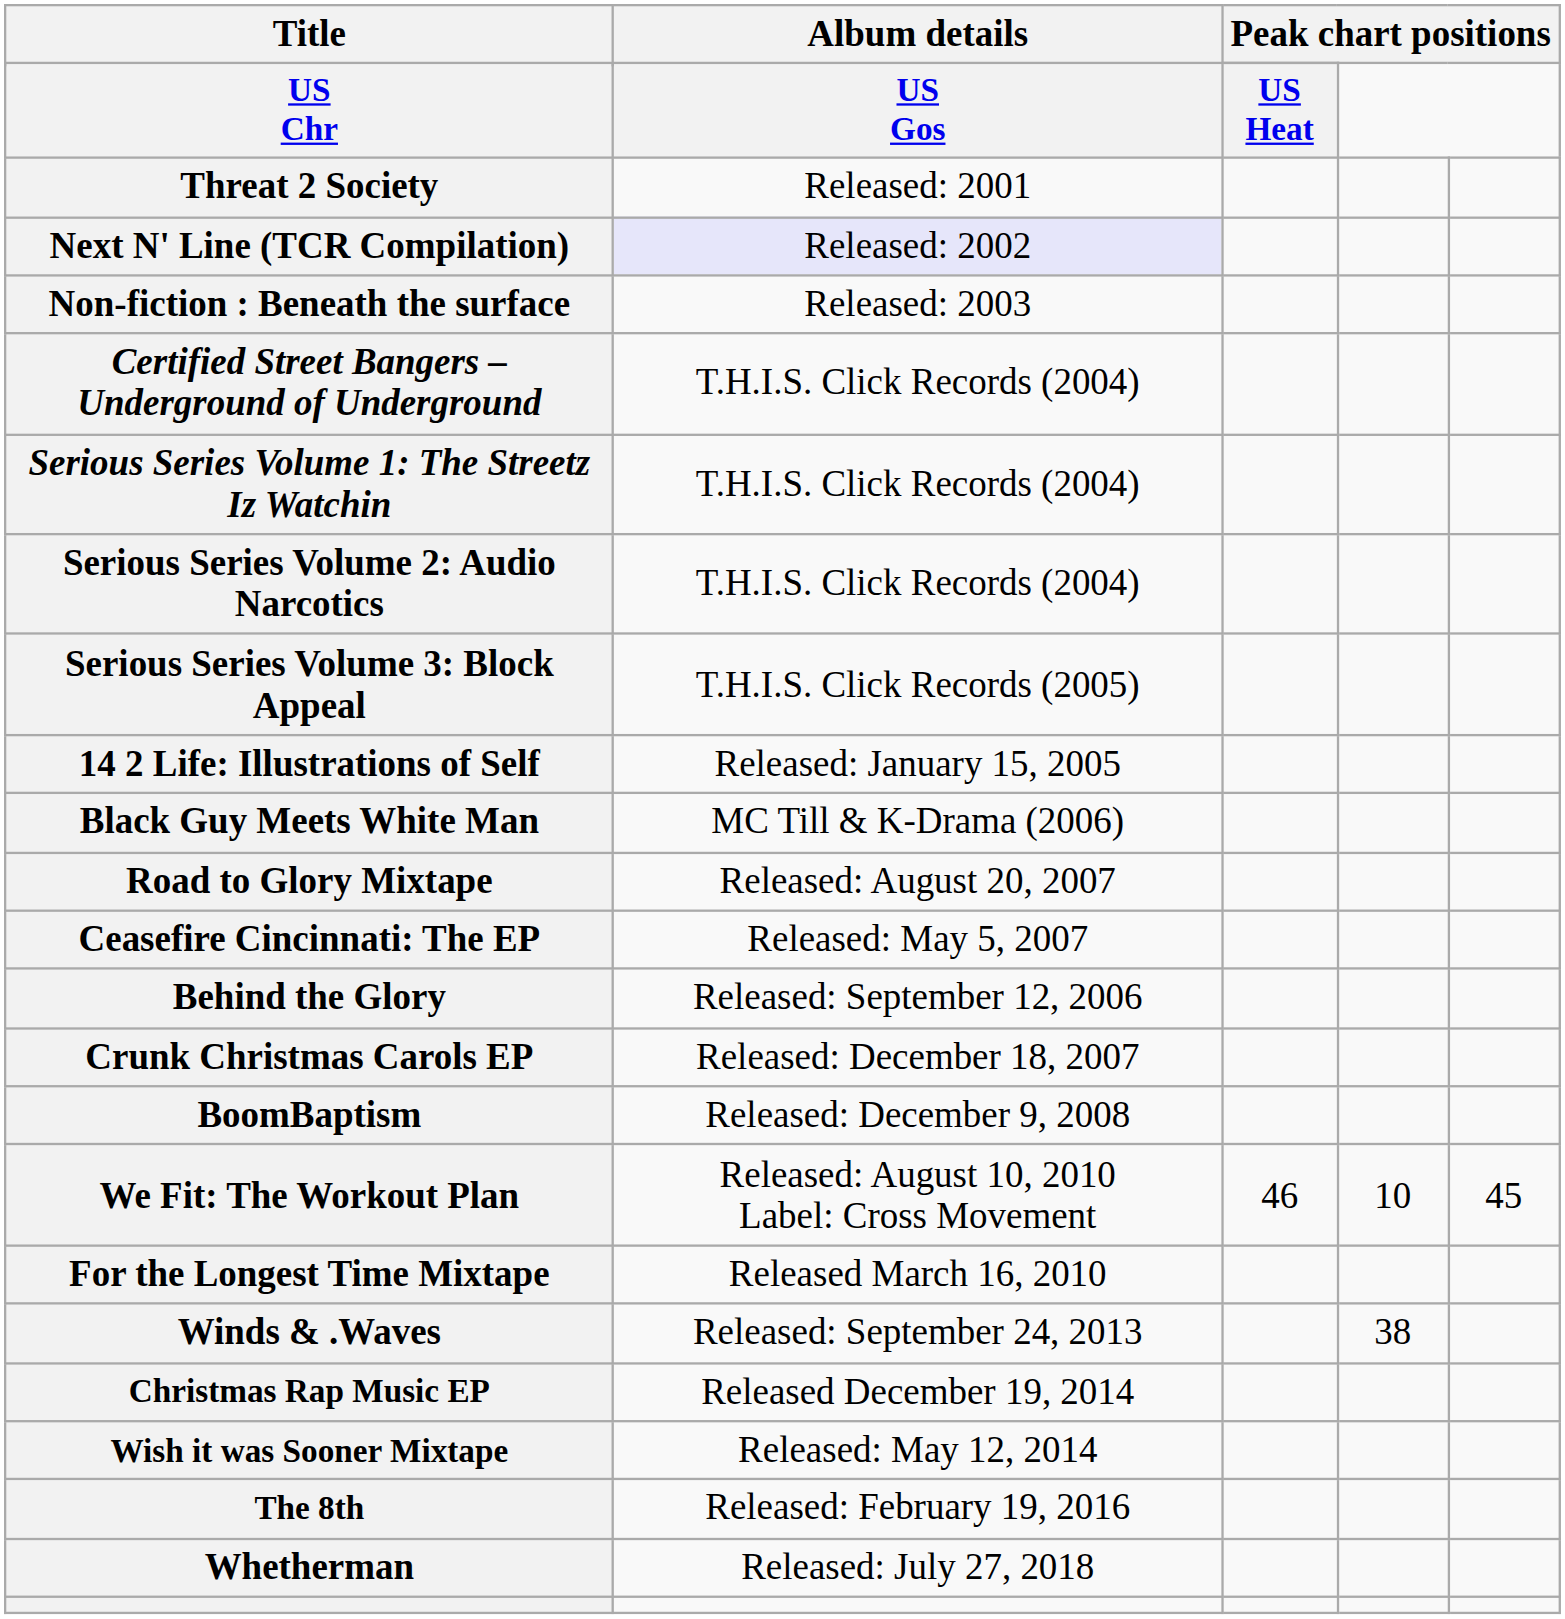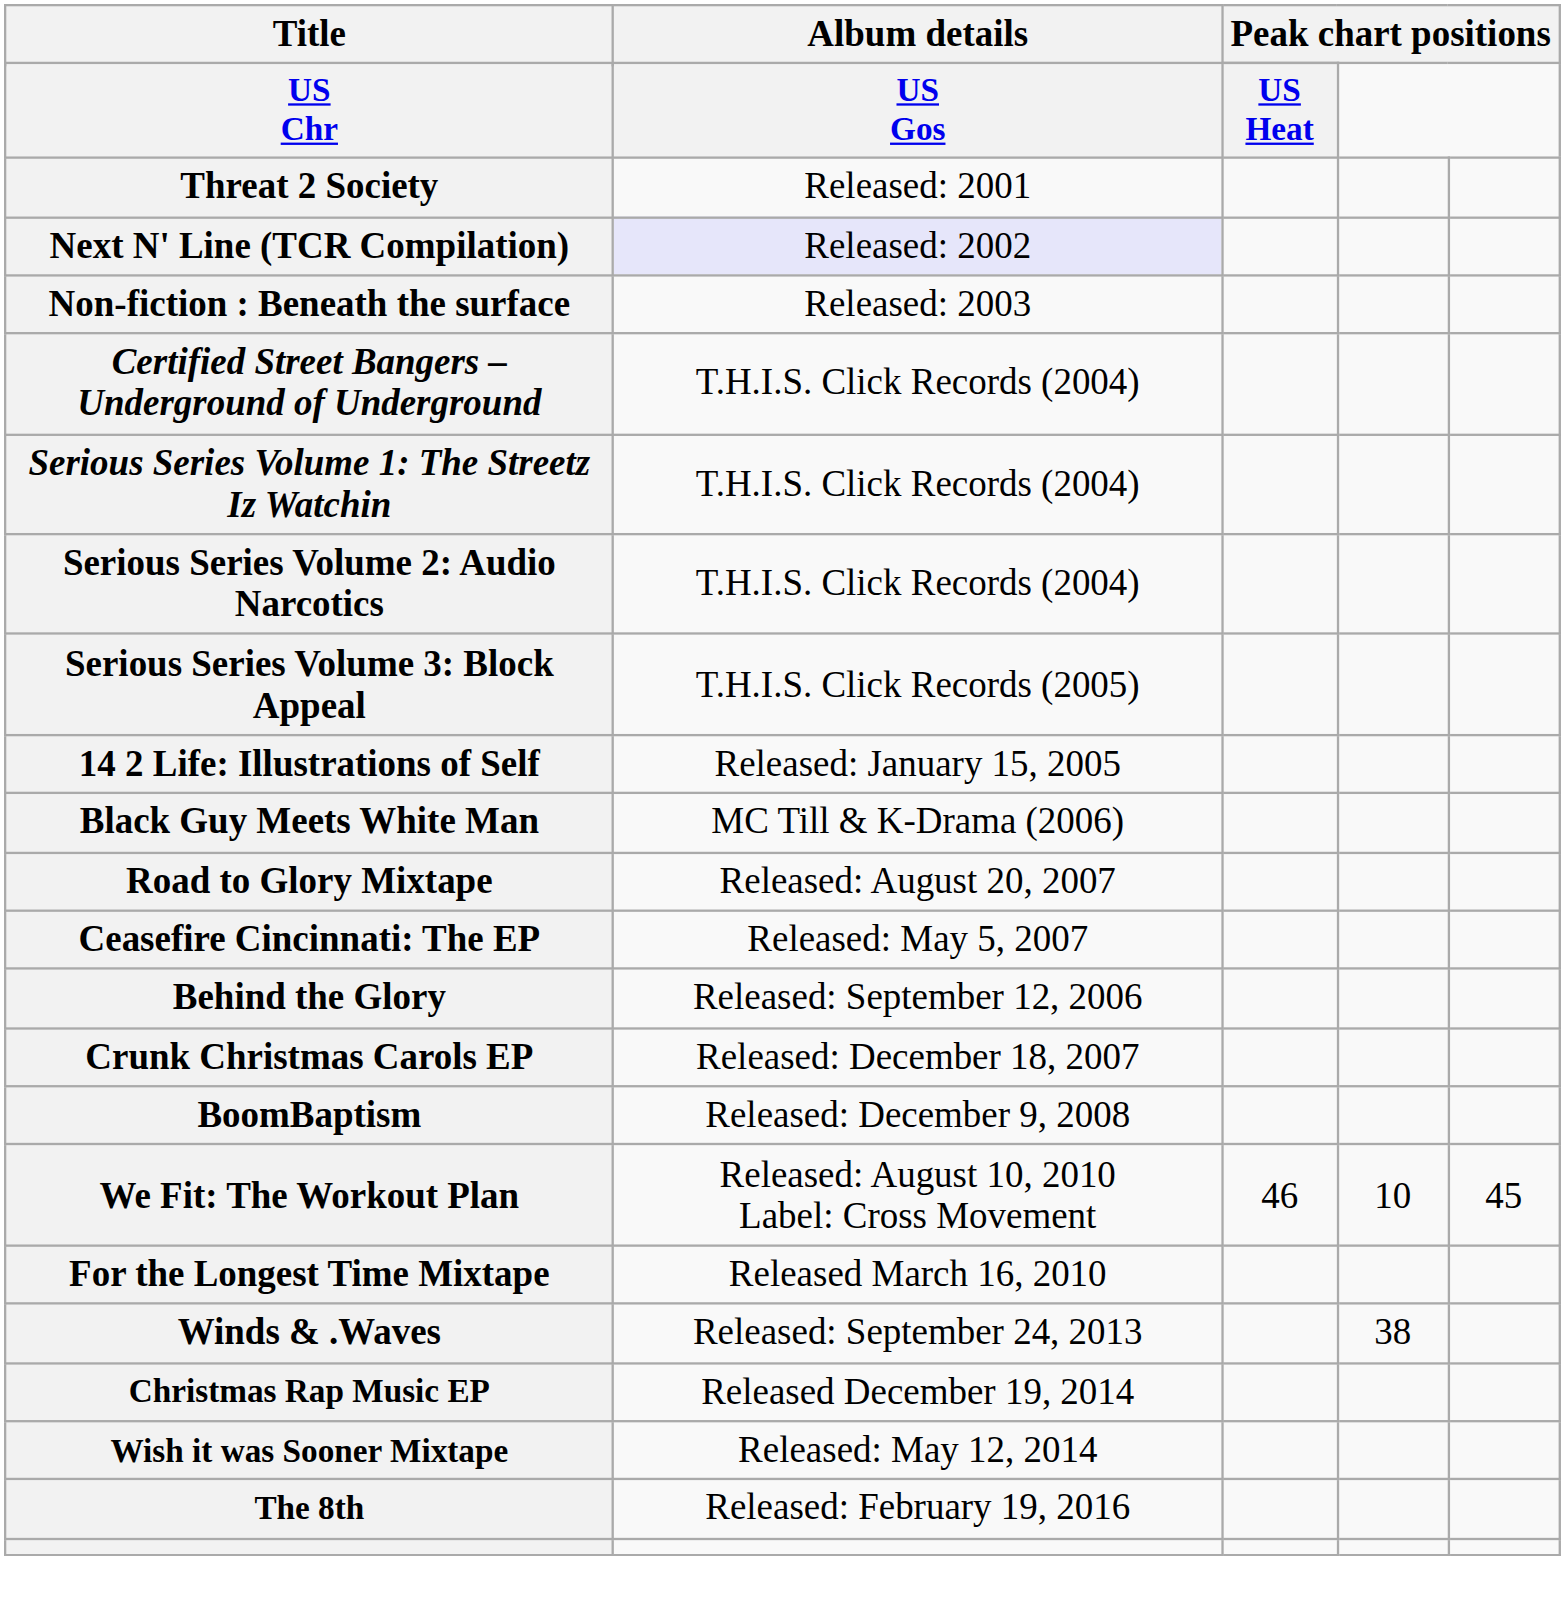- row: (309, 1566)
